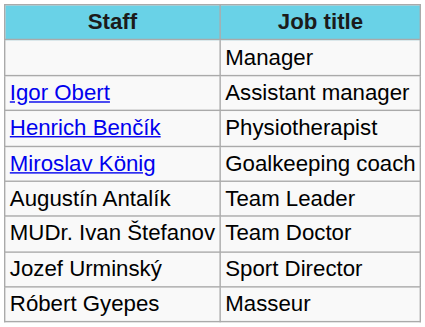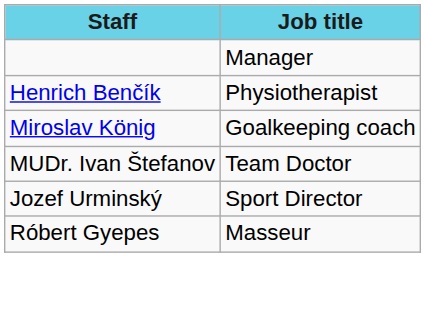- row: (60, 92)
- row: (90, 198)
